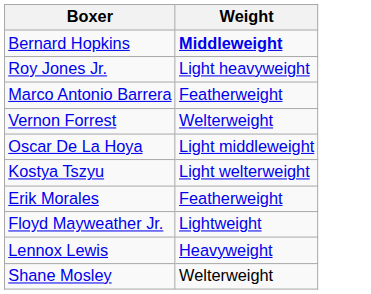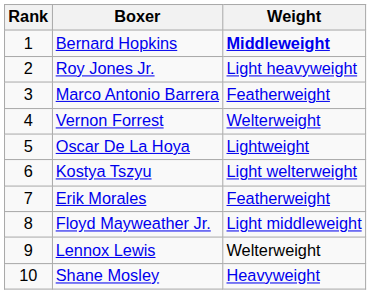+ column: (28, 17)
(247, 146) Light middleweight -> (268, 146) Lightweight
(220, 224) Lightweight -> (294, 224) Light middleweight
(226, 250) Heavyweight -> (274, 250) Welterweight
(226, 276) Welterweight -> (273, 276) Heavyweight
